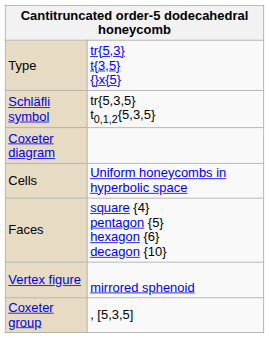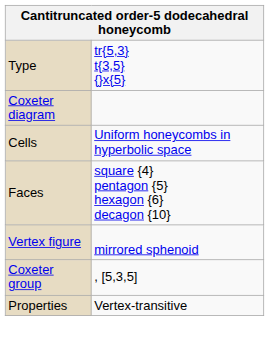- row: (29, 109)
+ row: (38, 305)
